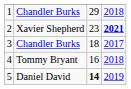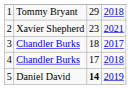(48, 12) Chandler Burks -> (47, 12) Tommy Bryant
(114, 28) bold -> (114, 28) normal
(47, 60) Tommy Bryant -> (48, 60) Chandler Burks
(94, 60) 16 -> (94, 60) 17
